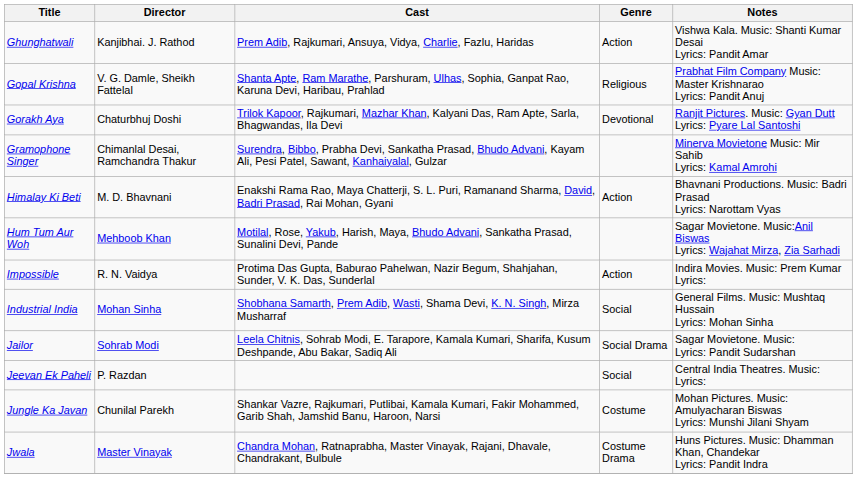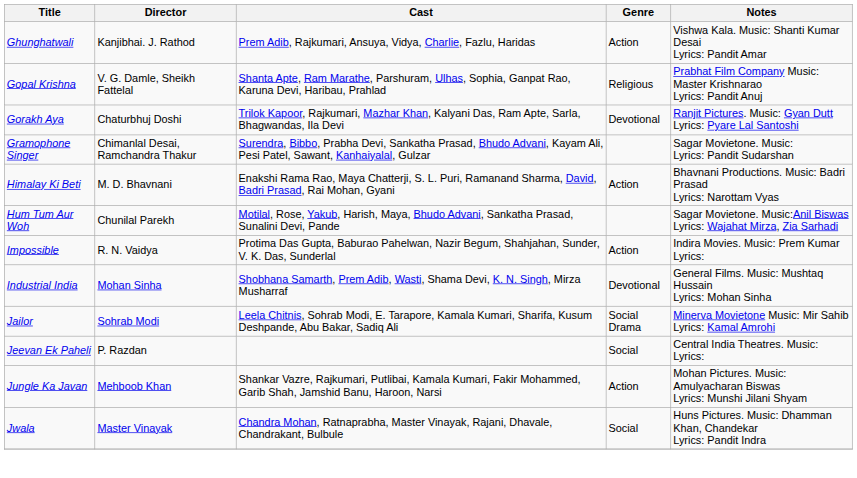(747, 155) Minerva Movietone Music: Mir Sahib Lyrics: Kamal Amrohi -> (734, 149) Sagar Movietone. Music: Lyrics: Pandit Sudarshan
(134, 239) Mehboob Khan -> (136, 220) Chunilal Parekh
(617, 310) Social -> (634, 285) Devotional
(735, 345) Sagar Movietone. Music: Lyrics: Pandit Sudarshan -> (761, 321) Minerva Movietone Music: Mir Sahib Lyrics: Kamal Amrohi
(136, 411) Chunilal Parekh -> (134, 386) Mehboob Khan
(624, 411) Costume -> (624, 386) Action
(624, 452) Costume Drama -> (623, 428) Social
